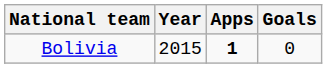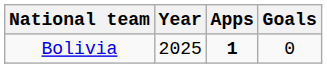(180, 49) 2015 -> (180, 49) 2025
